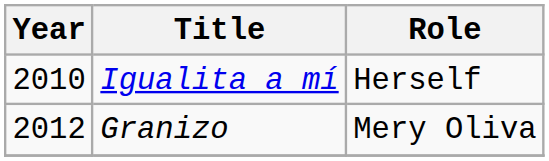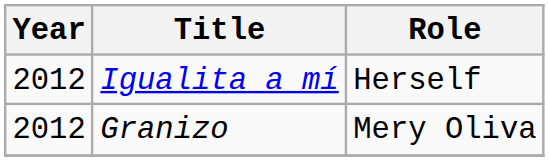(49, 80) 2010 -> (49, 80) 2012
